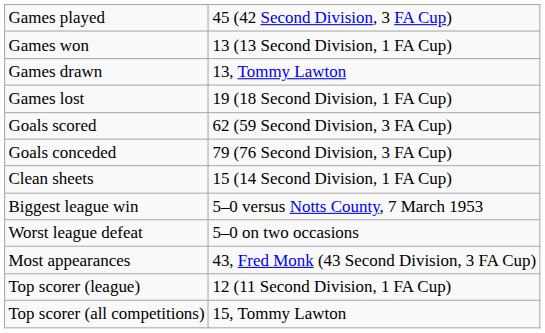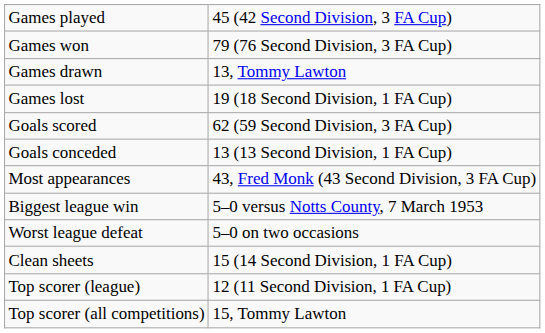(332, 44) 13 (13 Second Division, 1 FA Cup) -> (332, 44) 79 (76 Second Division, 3 FA Cup)
(332, 152) 79 (76 Second Division, 3 FA Cup) -> (332, 152) 13 (13 Second Division, 1 FA Cup)
rows swapped: (51, 179) <-> (69, 260)
